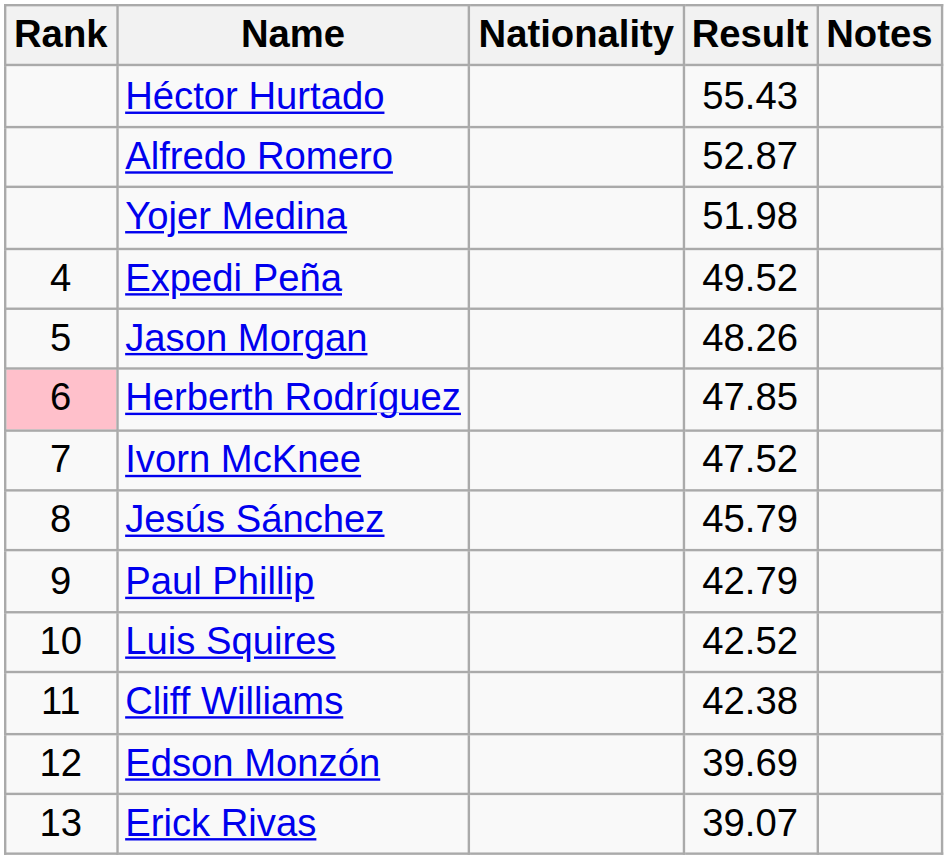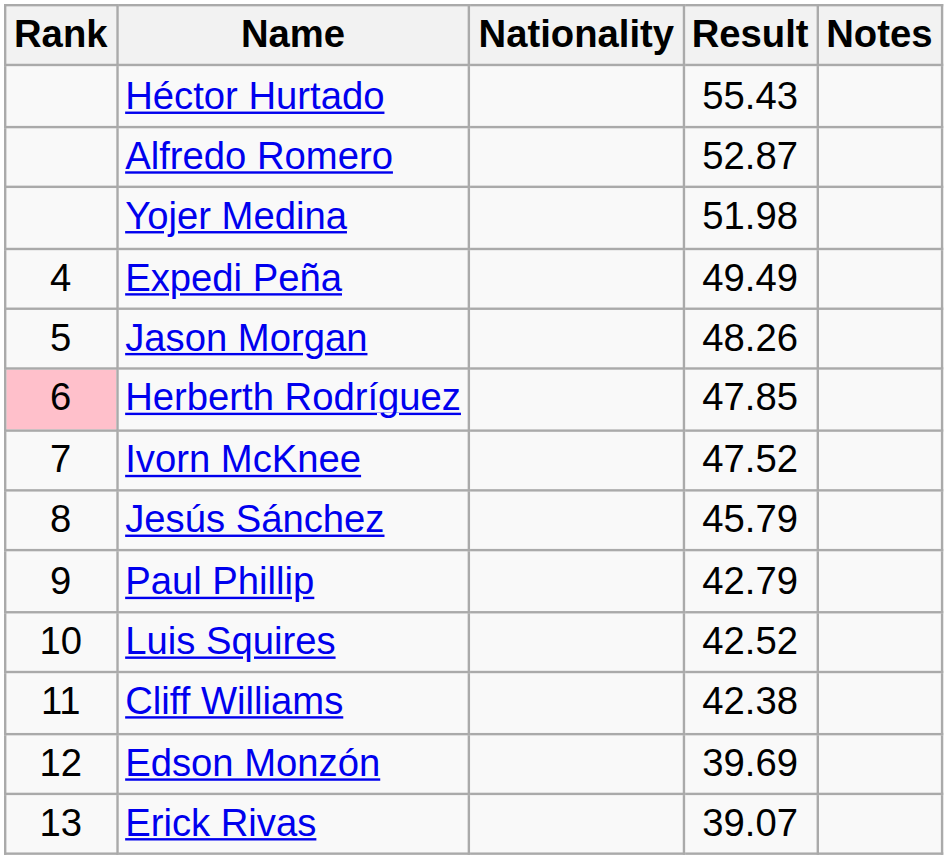(750, 277) 49.52 -> (750, 277) 49.49
